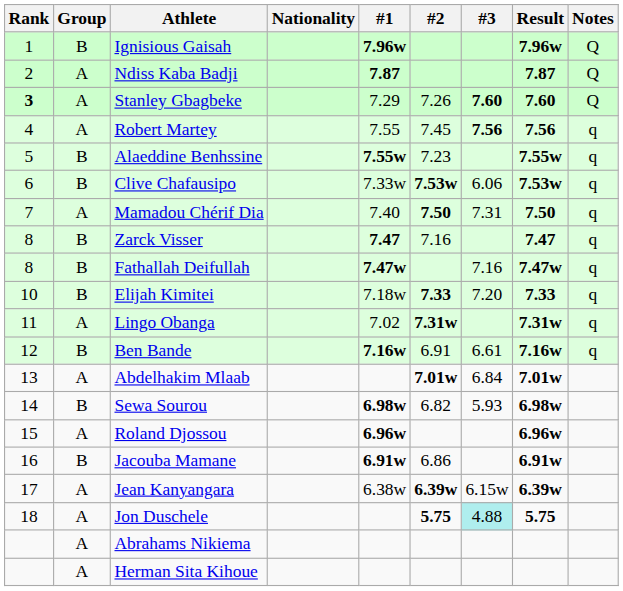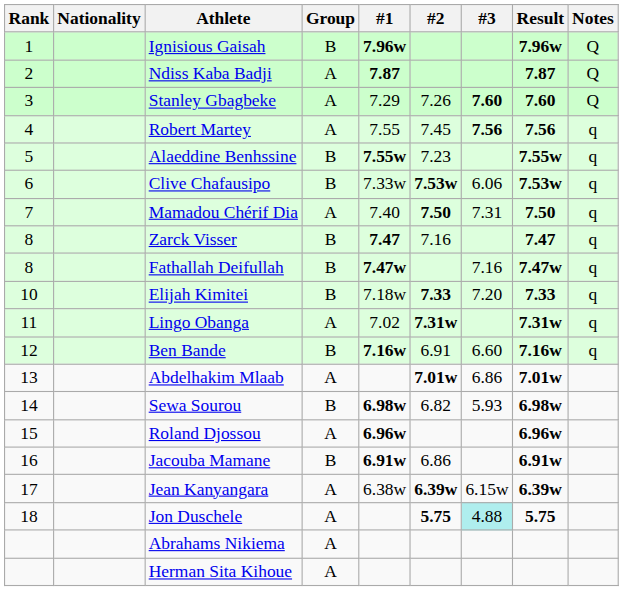columns swapped: (82, 18) <-> (313, 18)
(29, 101) bold -> (29, 101) normal
(487, 350) 6.61 -> (487, 350) 6.60
(487, 377) 6.84 -> (487, 377) 6.86
